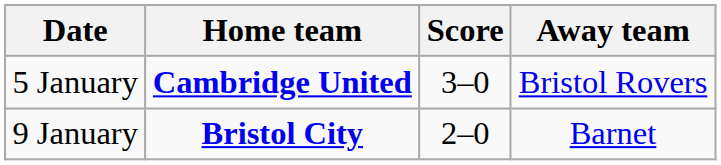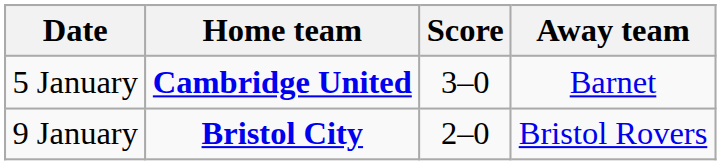(613, 81) Bristol Rovers -> (613, 81) Barnet
(613, 133) Barnet -> (613, 133) Bristol Rovers
